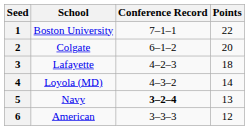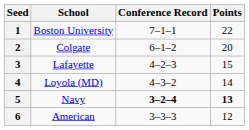(227, 64) 18 -> (227, 64) 15
(227, 99) normal -> (227, 99) bold
